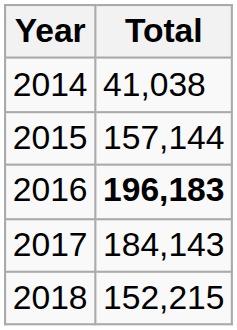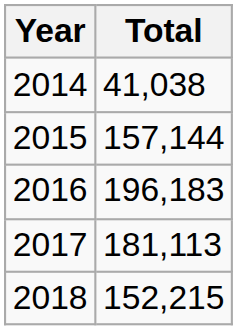(164, 191) bold -> (164, 191) normal
(164, 244) 184,143 -> (163, 244) 181,113
